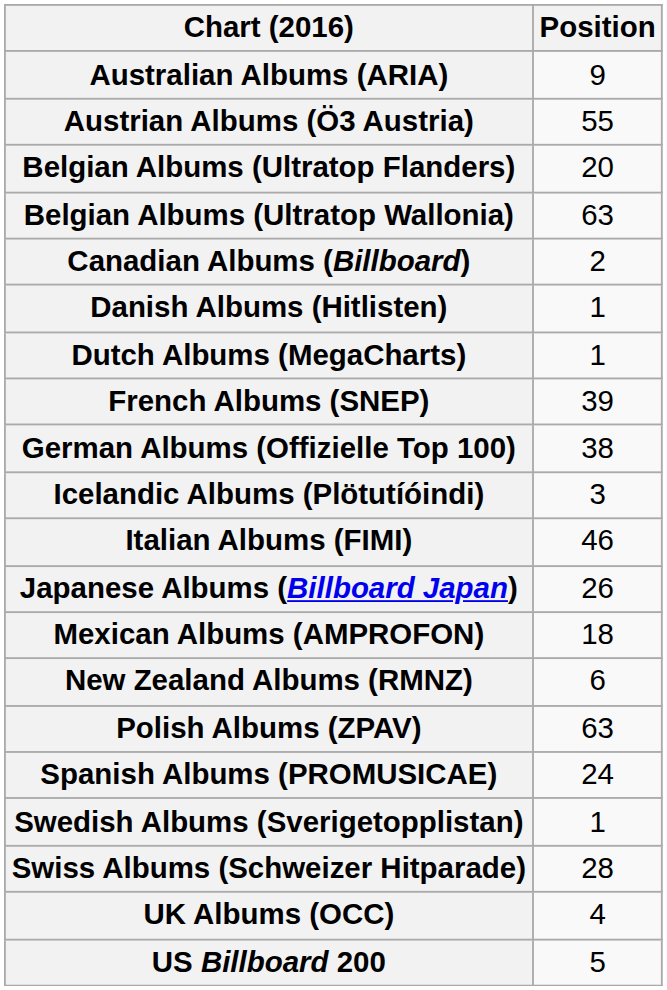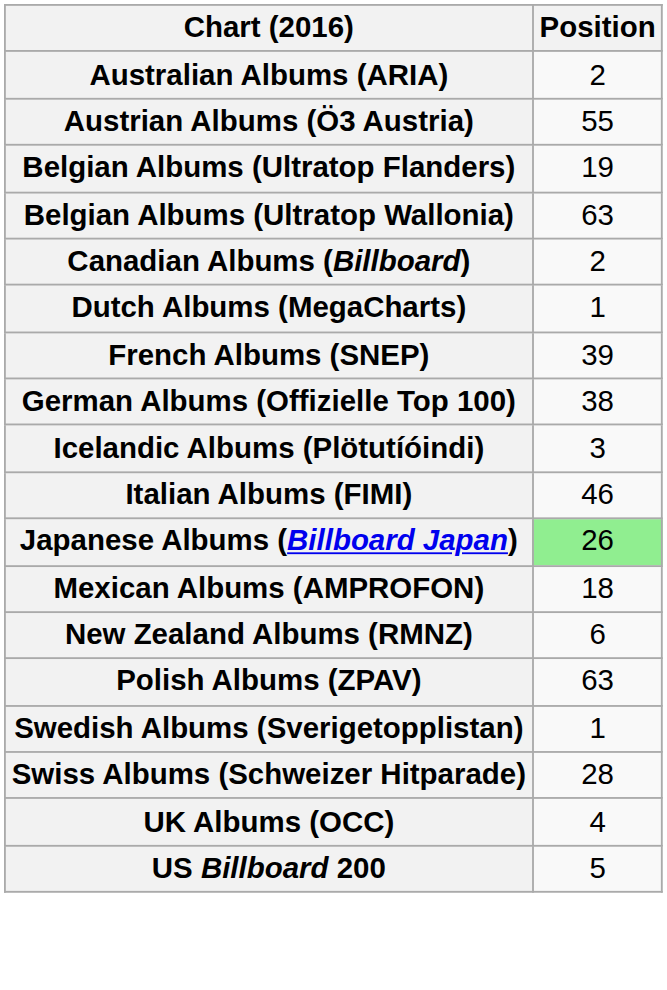(598, 74) 9 -> (598, 74) 2
(598, 167) 20 -> (598, 167) 19
- row: (269, 307)
(598, 588) no background -> (598, 541) lightgreen background
- row: (269, 774)
